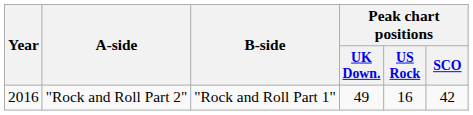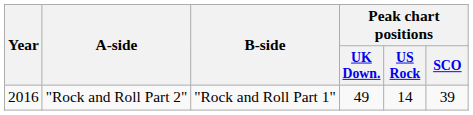(405, 97) 16 -> (405, 97) 14
(447, 97) 42 -> (447, 97) 39
